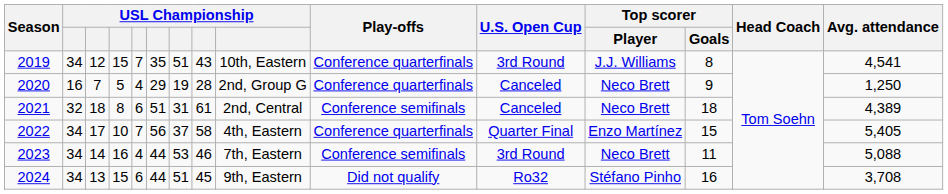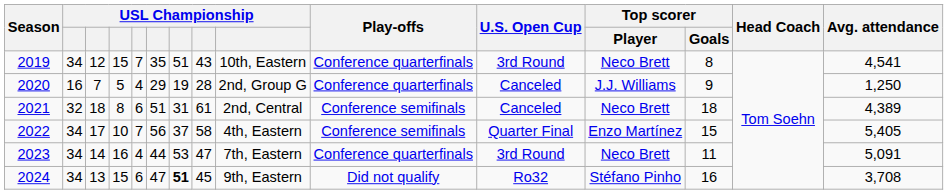(635, 62) J.J. Williams -> (635, 62) Neco Brett
(635, 85) Neco Brett -> (635, 85) J.J. Williams
(393, 131) Conference quarterfinals -> (393, 131) Conference semifinals
(204, 154) 46 -> (204, 154) 47
(393, 154) Conference semifinals -> (393, 154) Conference quarterfinals
(883, 154) 5,088 -> (883, 154) 5,091
(158, 177) 44 -> (158, 177) 47
(181, 177) normal -> (181, 177) bold
